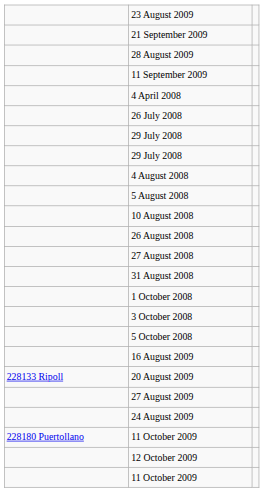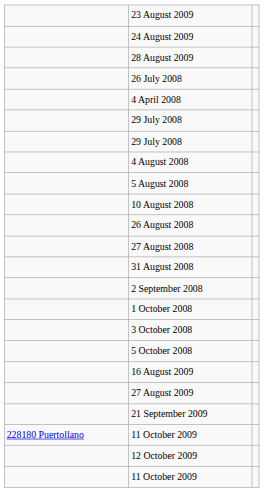rows swapped: (67, 417) <-> (67, 35)
- row: (67, 76)
rows swapped: (67, 96) <-> (67, 116)
+ row: (67, 288)
- row: (35, 377)
